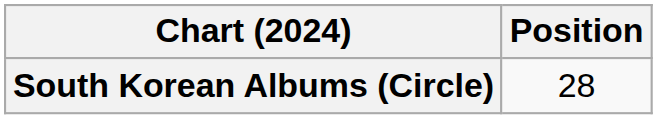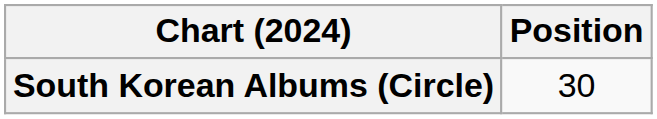(577, 85) 28 -> (577, 85) 30
